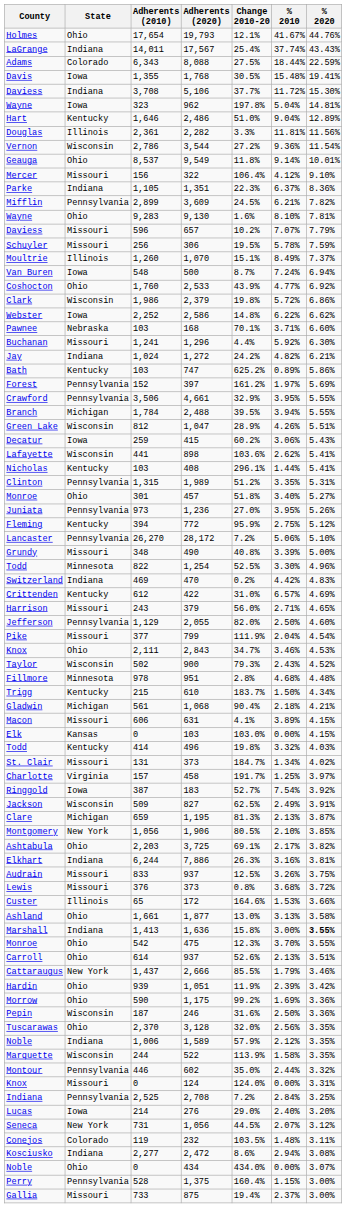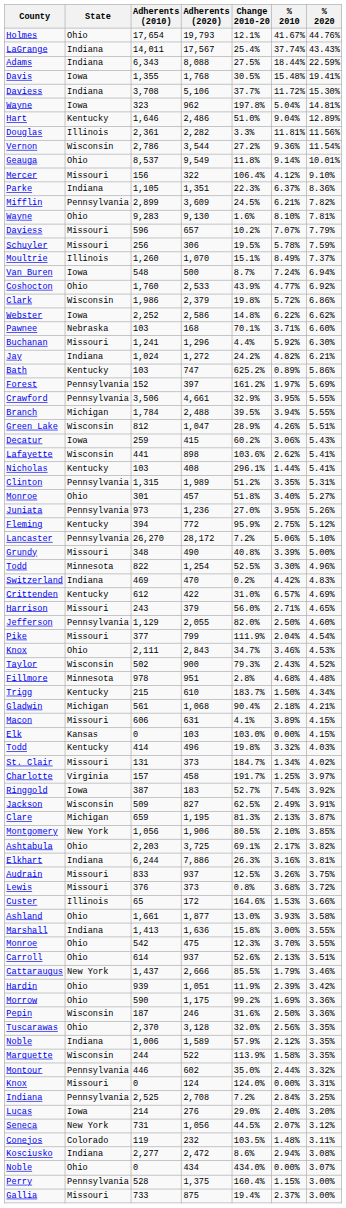(88, 63) Colorado -> (85, 63) Indiana
(287, 916) 3.13% -> (287, 916) 3.93%
(322, 930) bold -> (322, 930) normal
